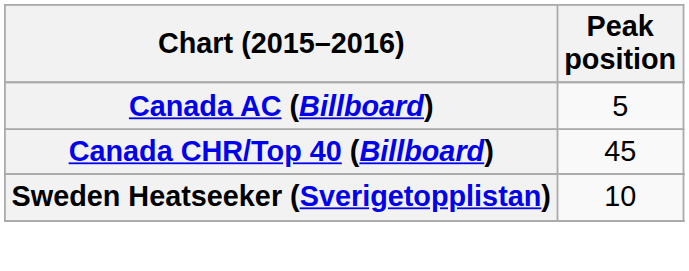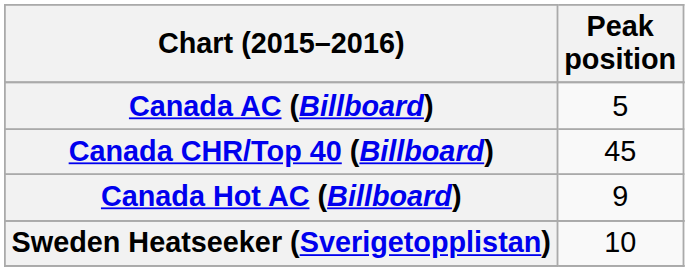+ row: (281, 196)
